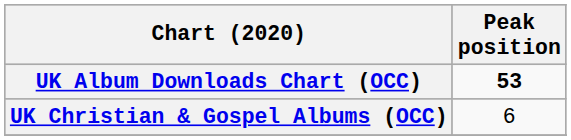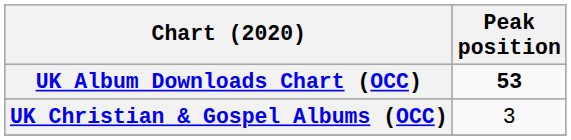(509, 117) 6 -> (509, 117) 3
